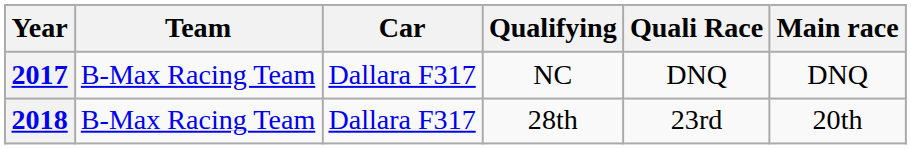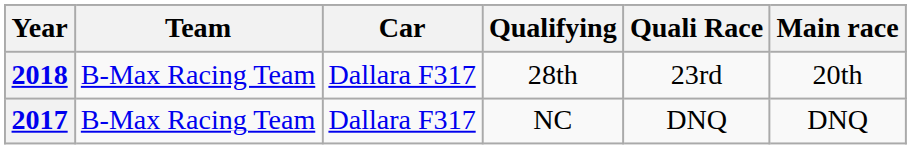rows swapped: (40, 74) <-> (40, 120)
